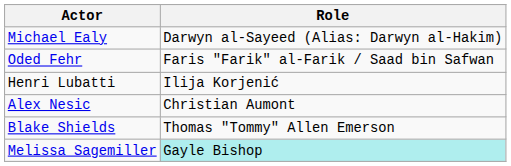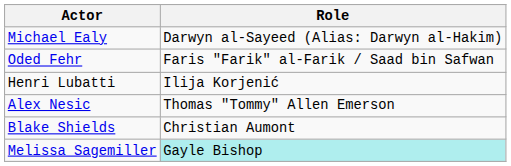(229, 106) Christian Aumont -> (279, 106) Thomas "Tommy" Allen Emerson
(279, 128) Thomas "Tommy" Allen Emerson -> (229, 128) Christian Aumont
